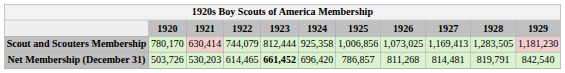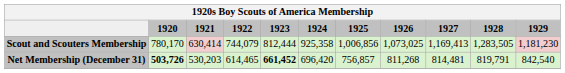(167, 60) normal -> (167, 60) bold
(358, 60) 786,857 -> (358, 60) 756,857
